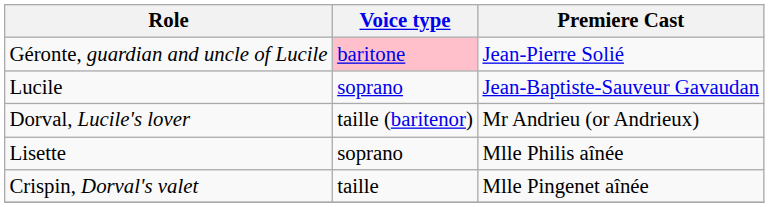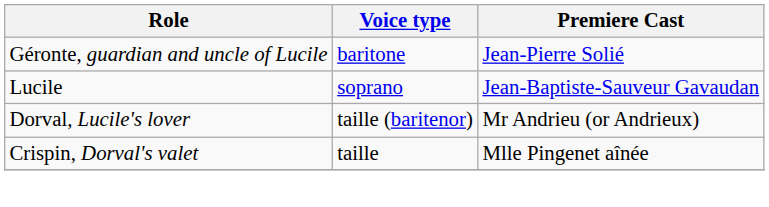(371, 53) pink background -> (371, 53) no background
- row: (38, 152)
